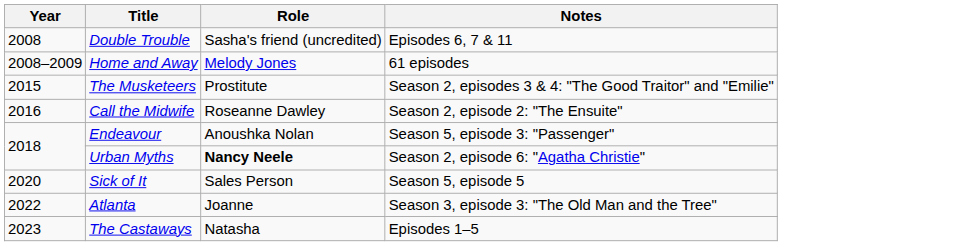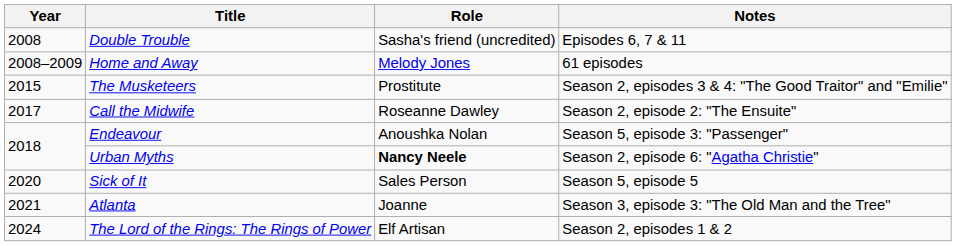(24, 110) 2016 -> (24, 110) 2017
(24, 205) 2022 -> (24, 205) 2021
- row: (141, 228)
+ row: (230, 228)
